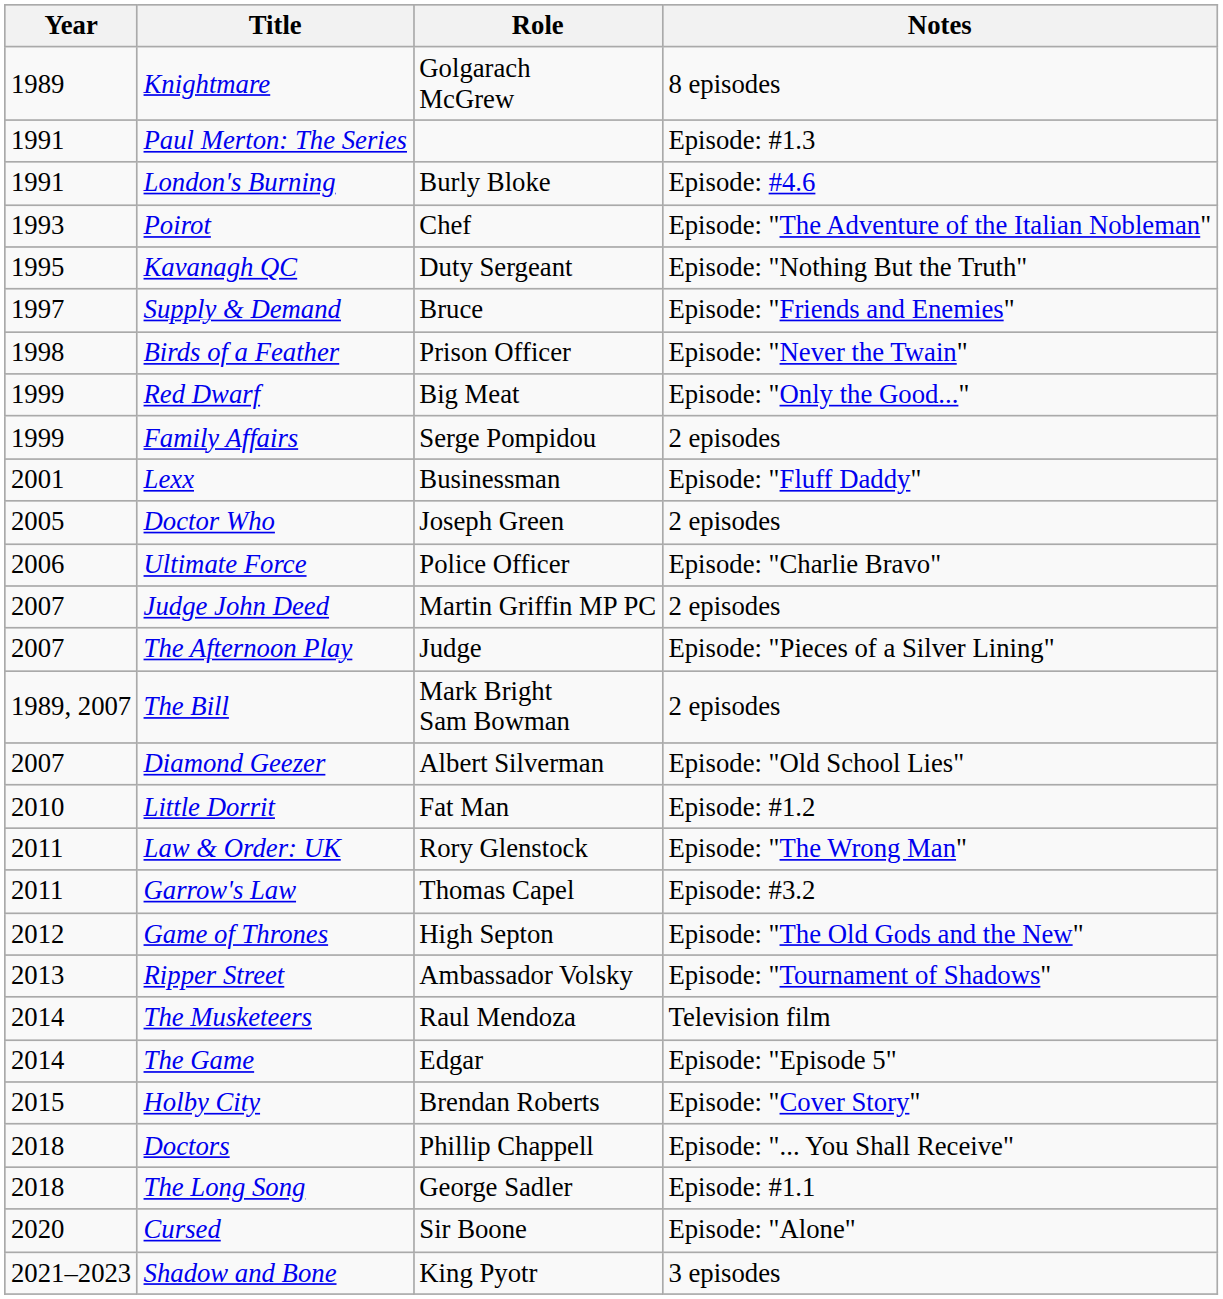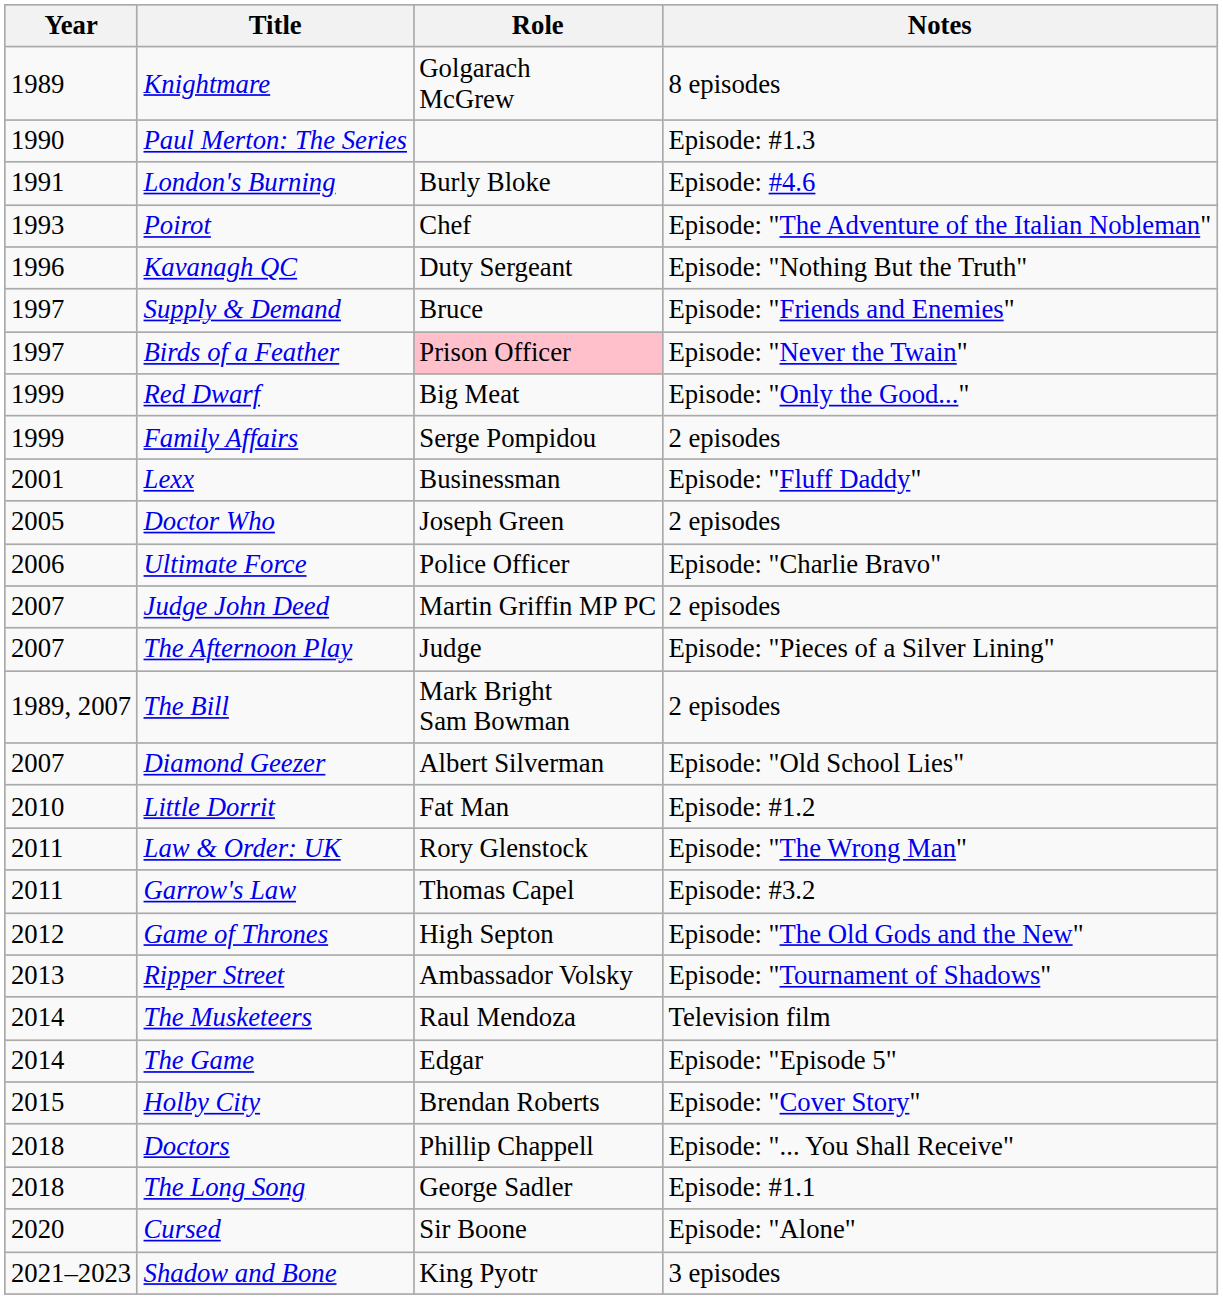(38, 140) 1991 -> (38, 140) 1990
(38, 267) 1995 -> (38, 267) 1996
(38, 352) 1998 -> (38, 352) 1997
(495, 352) no background -> (495, 352) pink background
